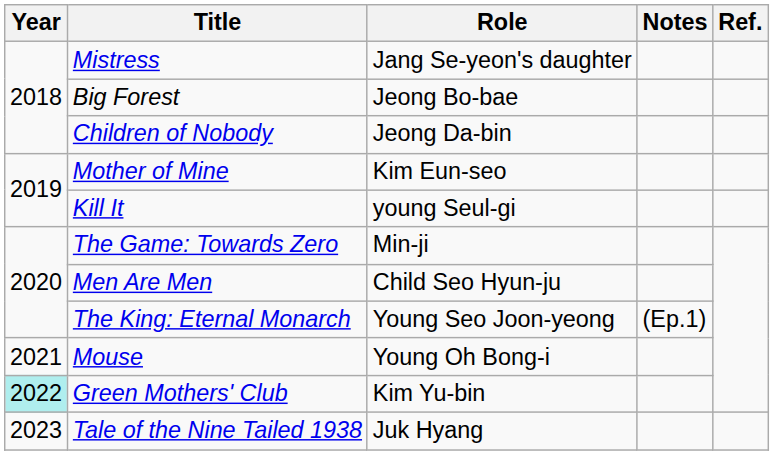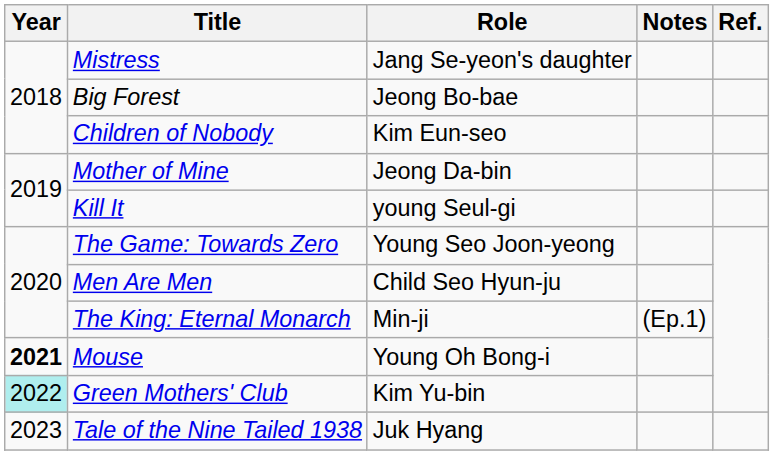(442, 134) Jeong Da-bin -> (440, 134) Kim Eun-seo
(440, 171) Kim Eun-seo -> (442, 171) Jeong Da-bin
(401, 245) Min-ji -> (494, 245) Young Seo Joon-yeong
(494, 319) Young Seo Joon-yeong -> (401, 319) Min-ji
(36, 356) normal -> (36, 356) bold
